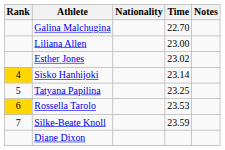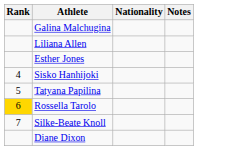- column: (178, 12)
(18, 75) gold background -> (18, 75) no background
